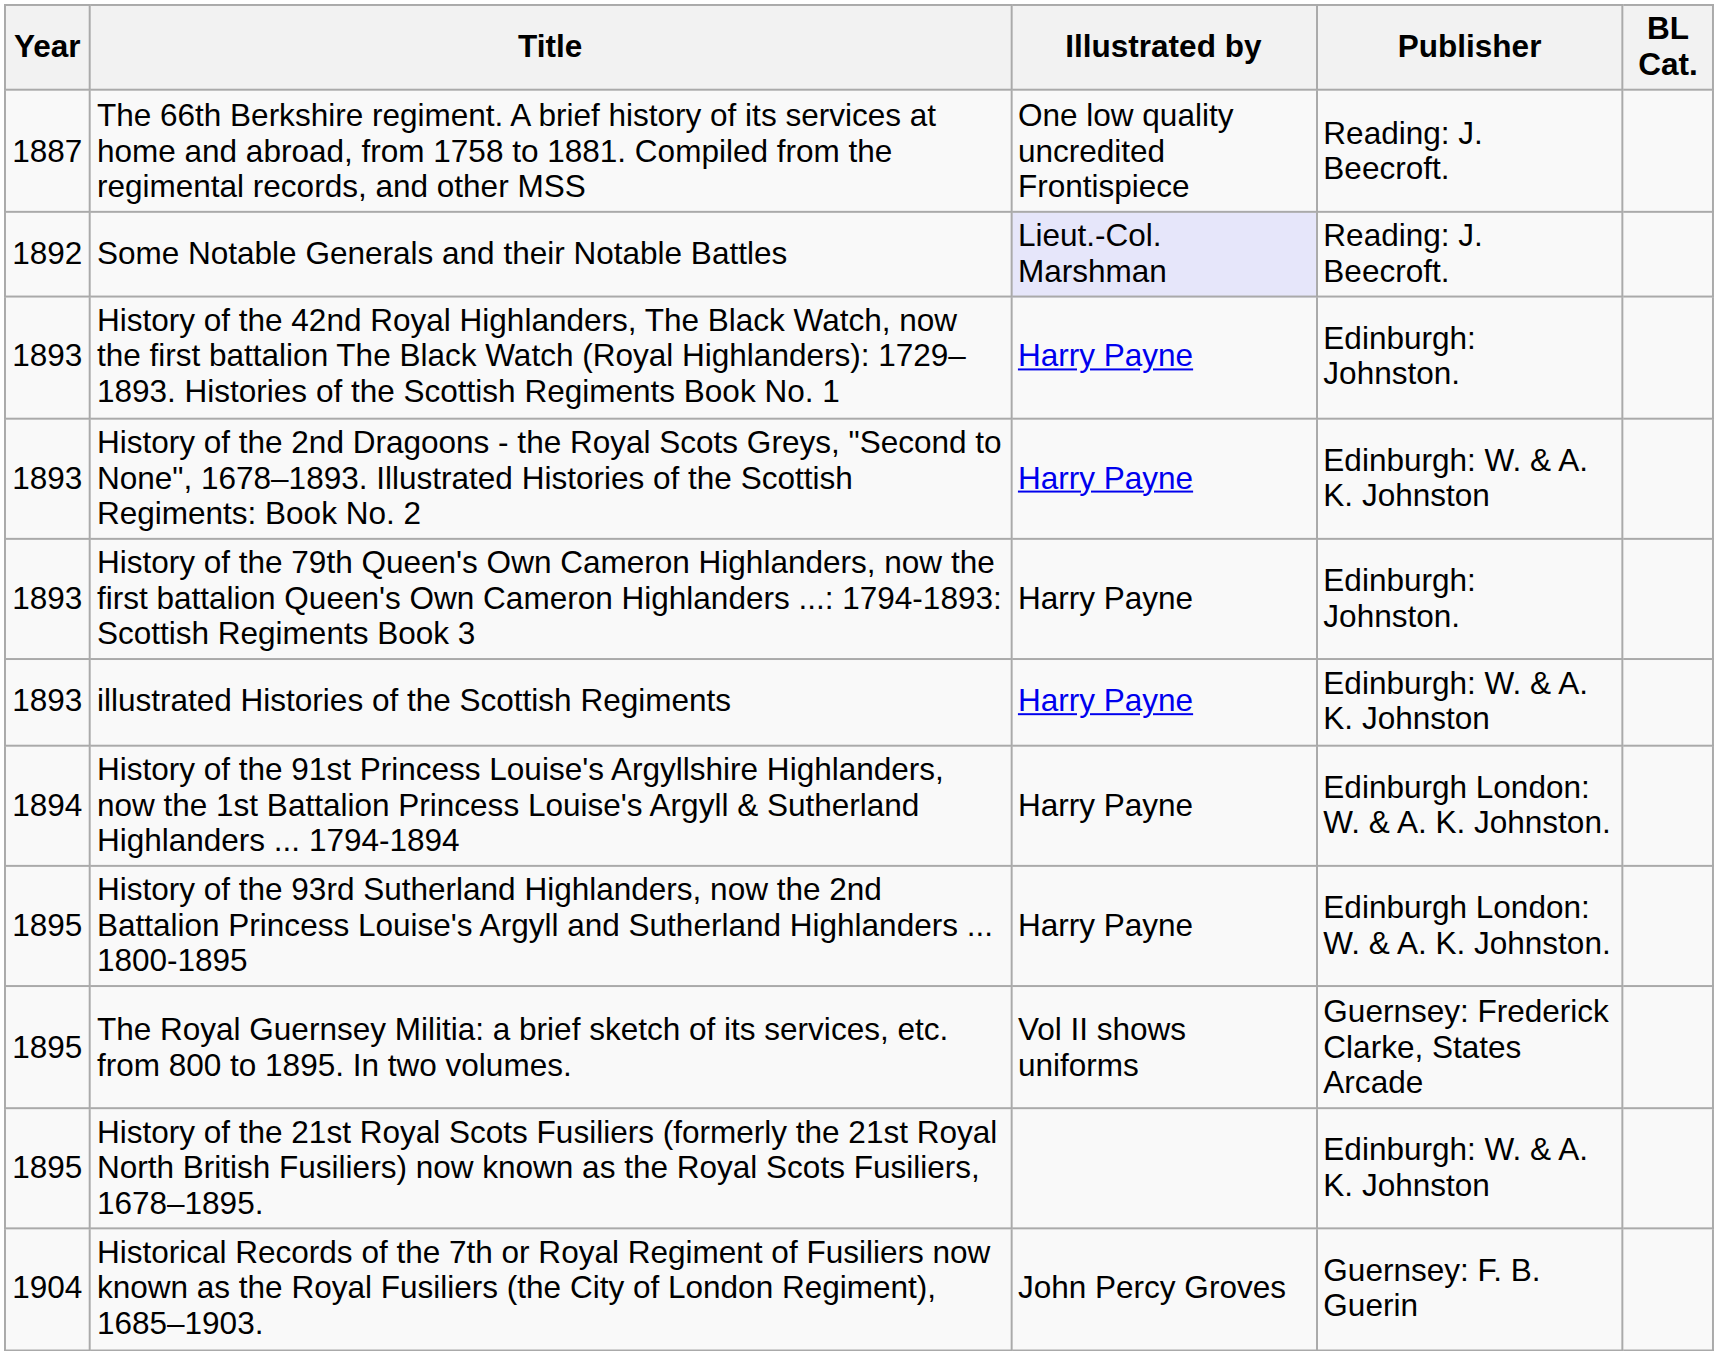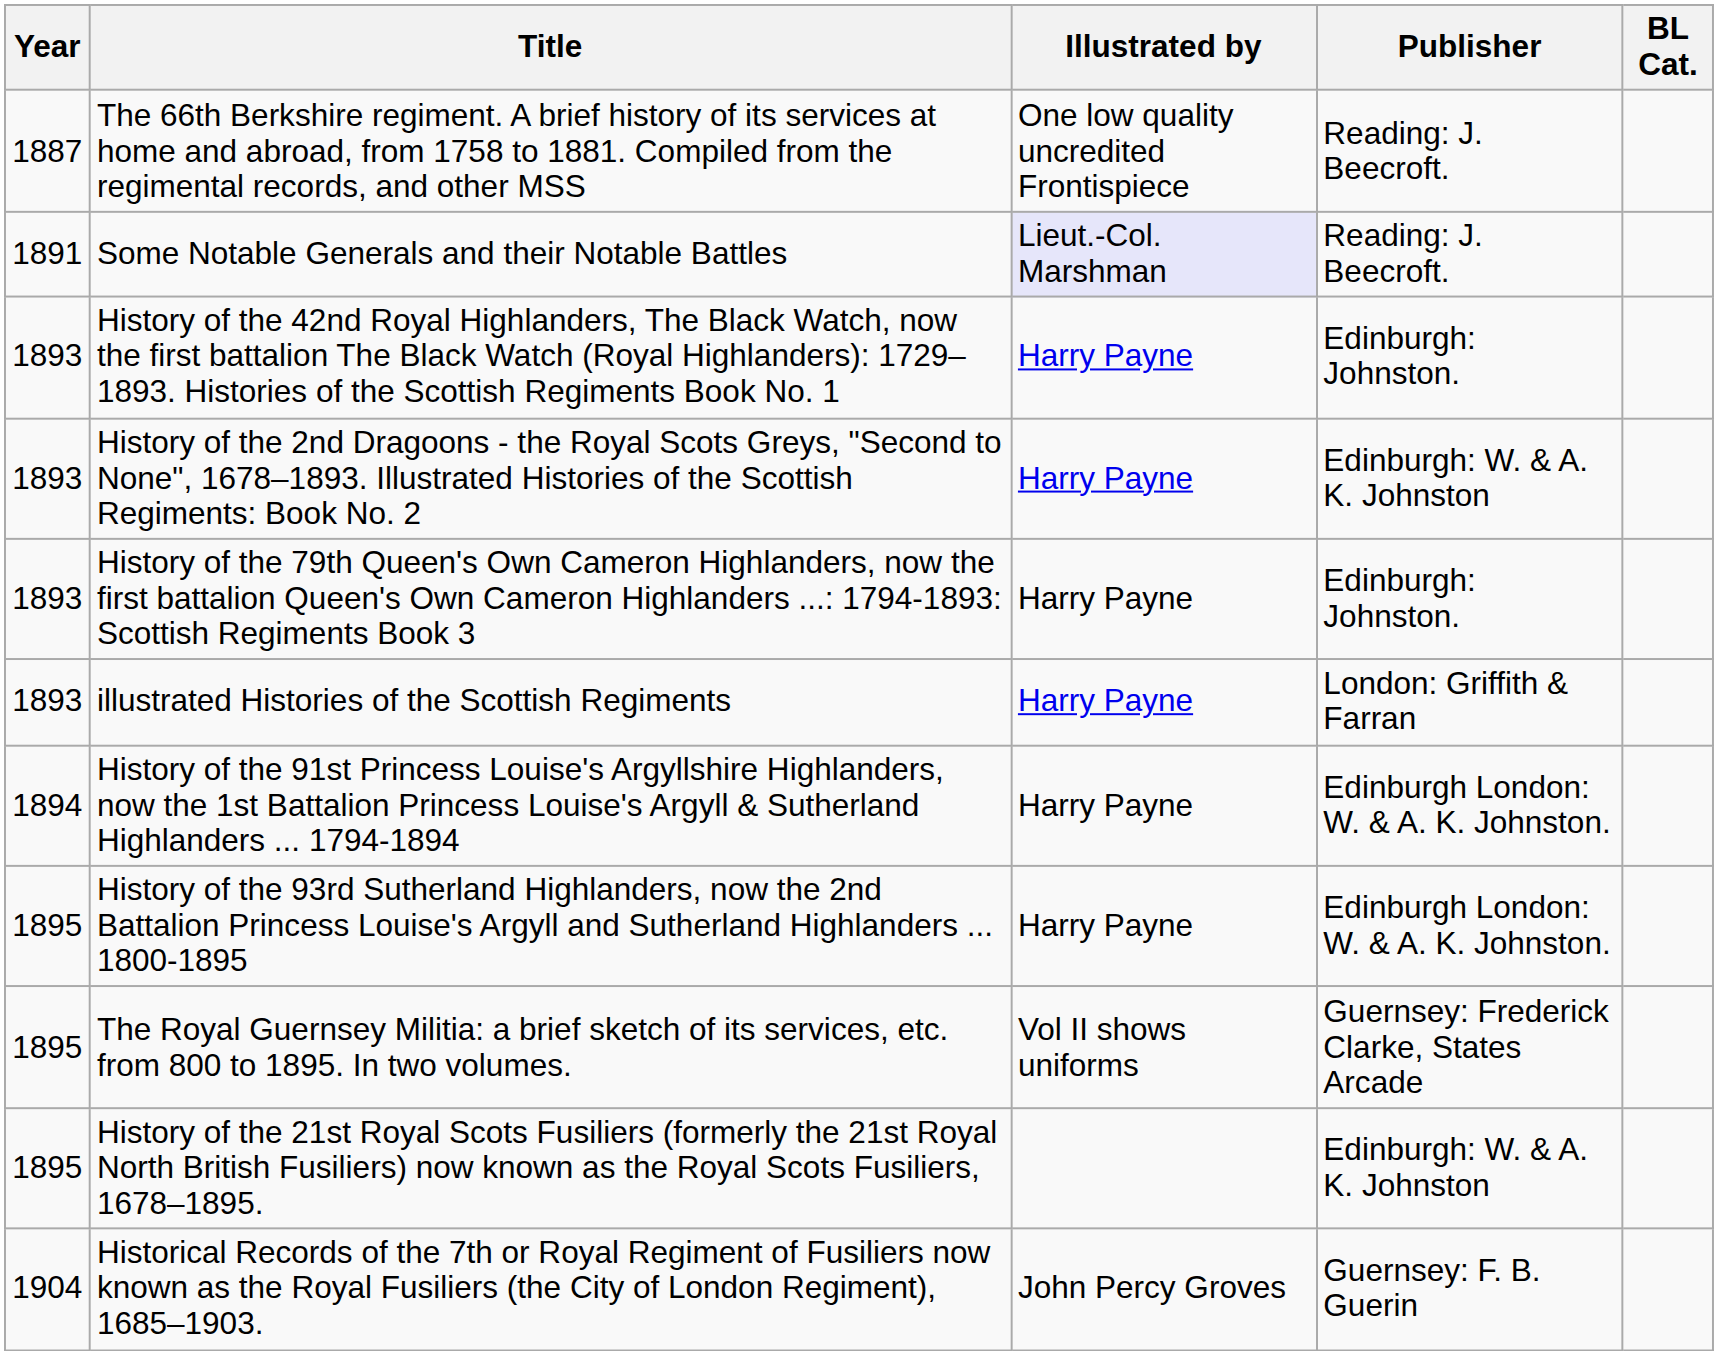(47, 253) 1892 -> (47, 253) 1891
(1456, 701) Edinburgh: W. & A. K. Johnston -> (1446, 701) London: Griffith & Farran
